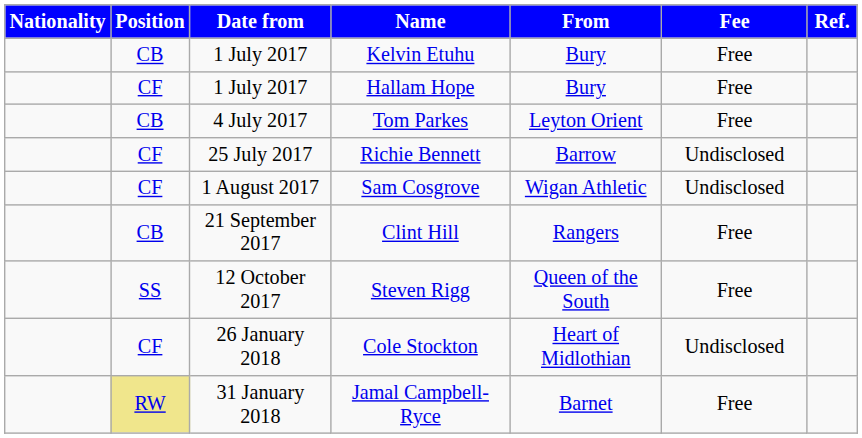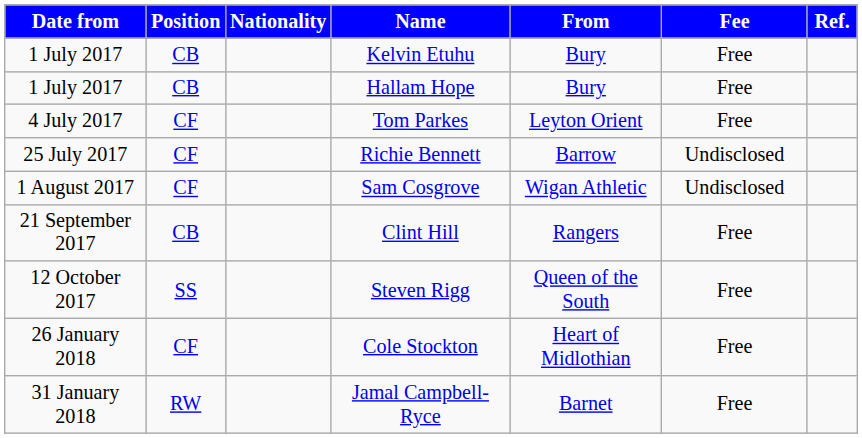columns swapped: (260, 21) <-> (58, 21)
(150, 88) CF -> (186, 88) CB
(150, 121) CB -> (186, 121) CF
(735, 347) Undisclosed -> (735, 347) Free
(150, 404) khaki background -> (186, 404) no background
